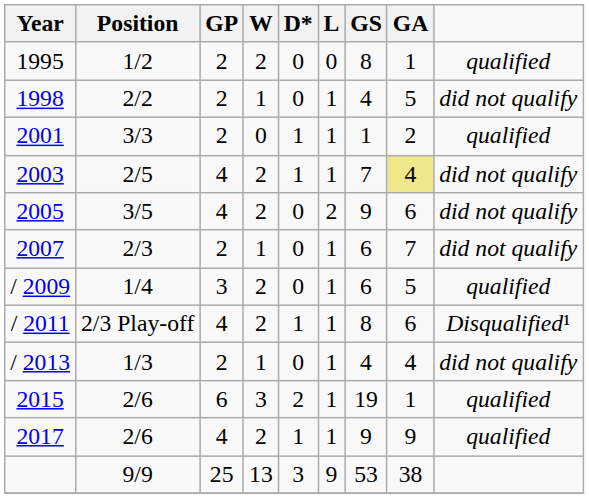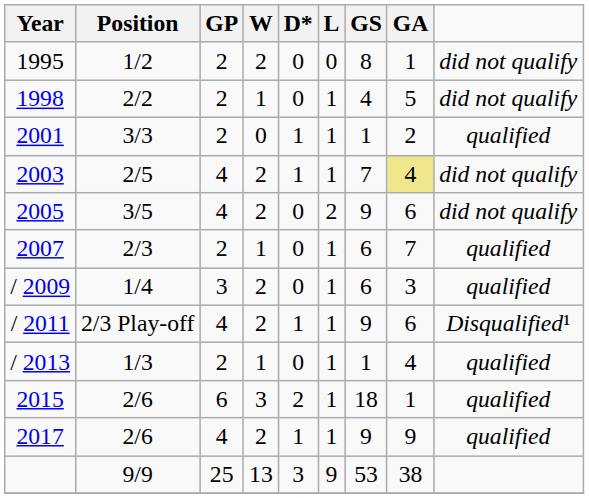(508, 60) qualified -> (508, 60) did not qualify
(508, 248) did not qualify -> (508, 248) qualified
(410, 286) 5 -> (410, 286) 3
(366, 323) 8 -> (366, 323) 9
(366, 361) 4 -> (366, 361) 1
(508, 361) did not qualify -> (508, 361) qualified
(366, 398) 19 -> (366, 398) 18
